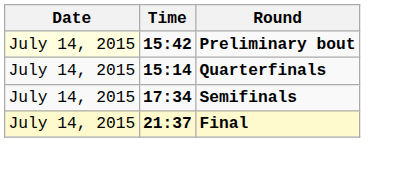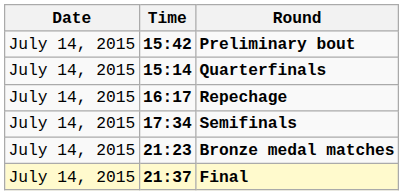(72, 44) lightyellow background -> (72, 44) no background
+ row: (243, 97)
+ row: (297, 150)
